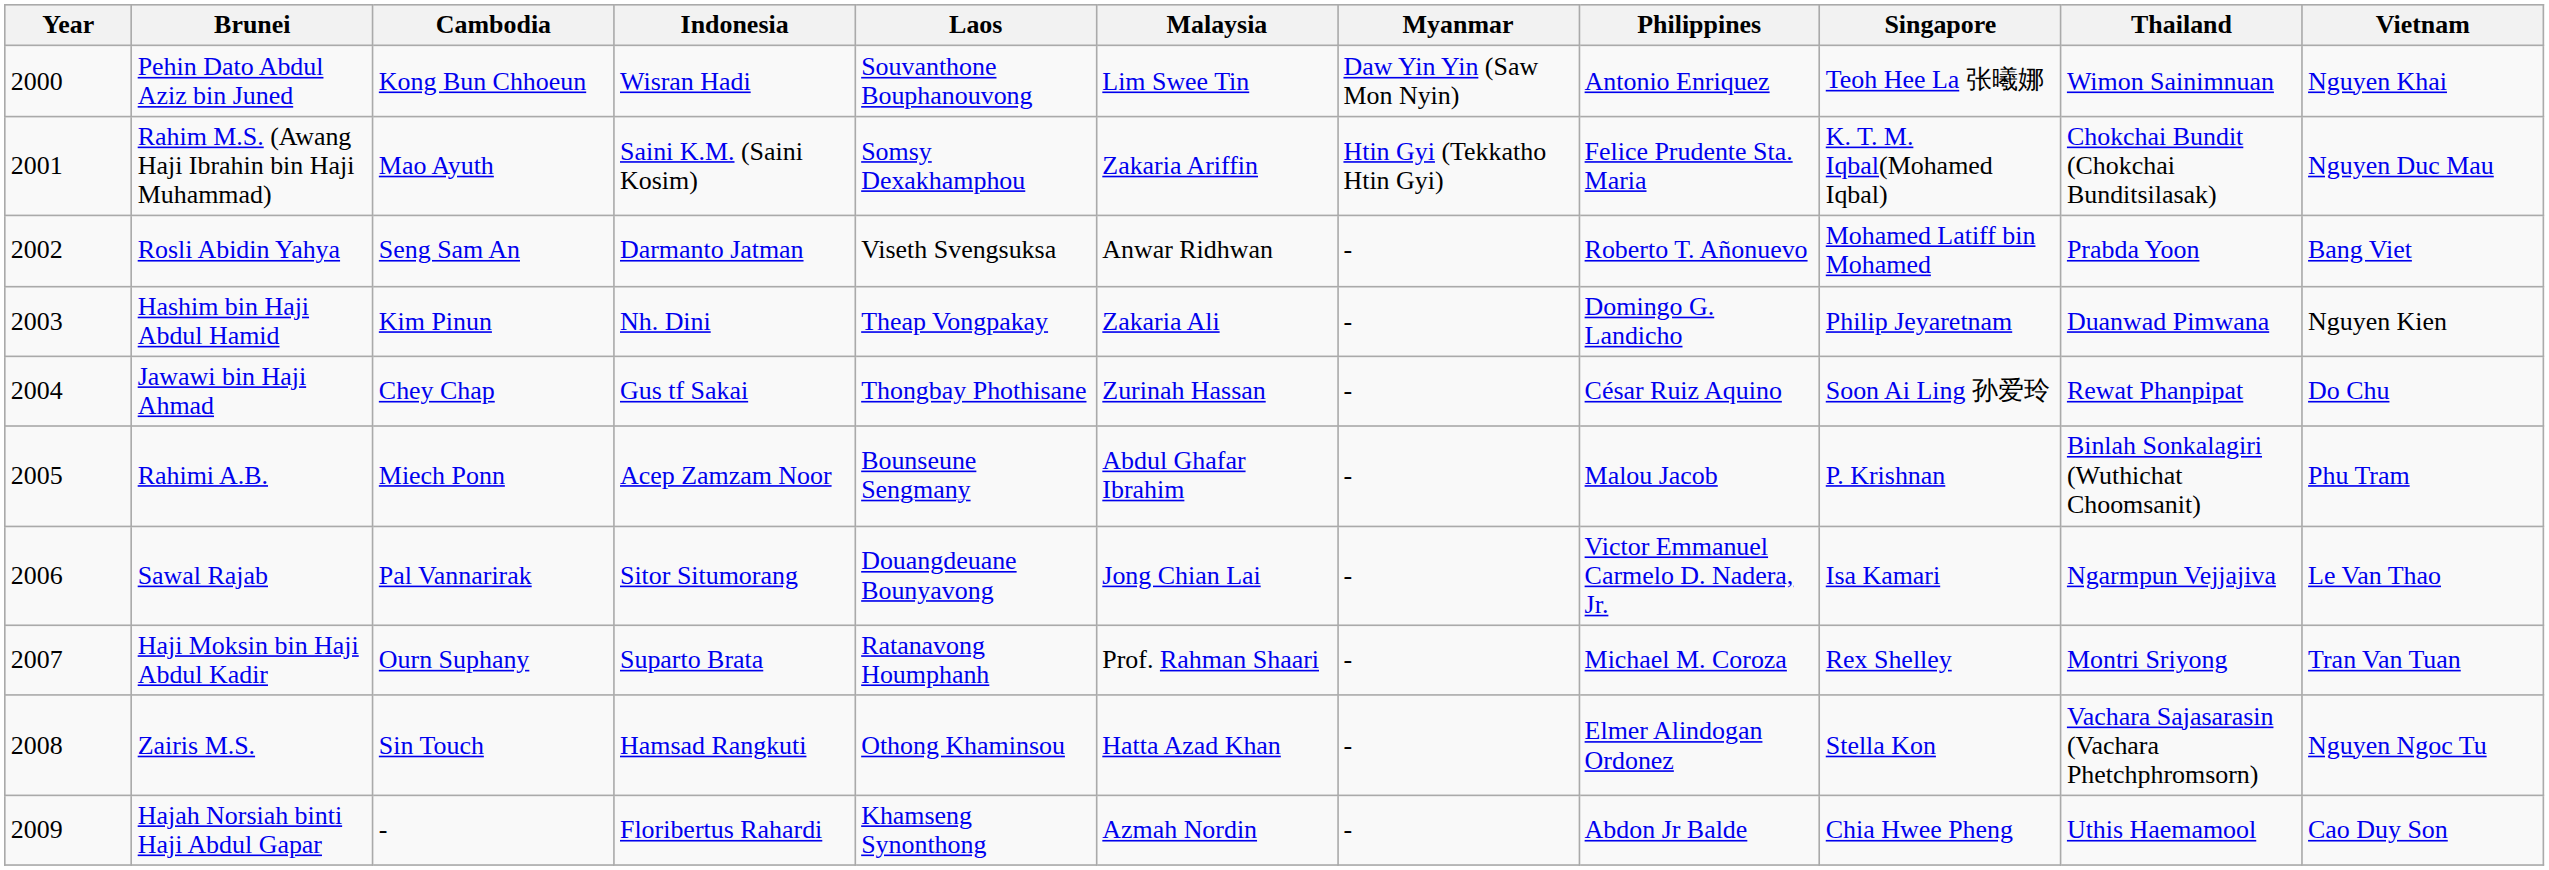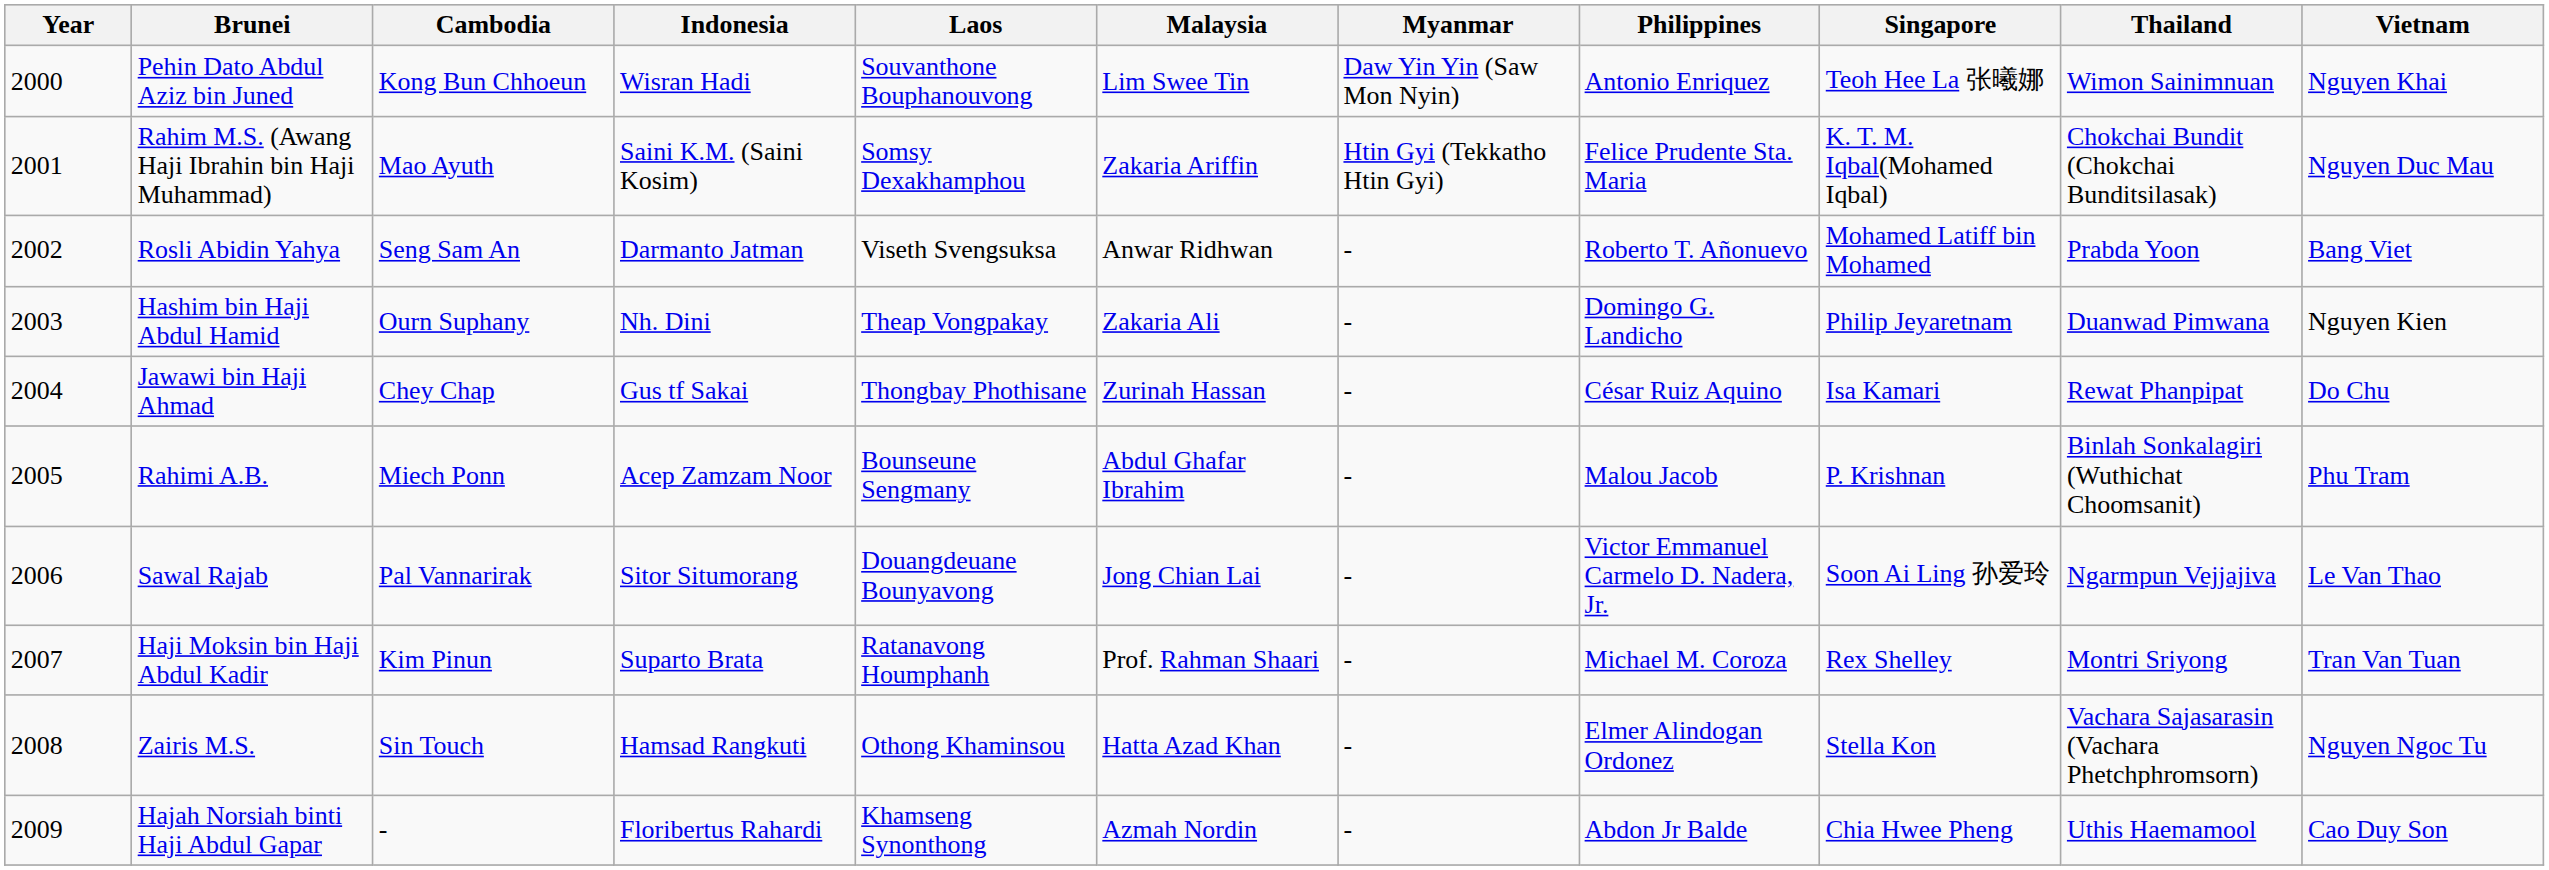(435, 320) Kim Pinun -> (454, 320) Ourn Suphany
(1938, 390) Soon Ai Ling 孙爱玲 -> (1883, 390) Isa Kamari
(1883, 575) Isa Kamari -> (1938, 574) Soon Ai Ling 孙爱玲
(454, 660) Ourn Suphany -> (435, 660) Kim Pinun
